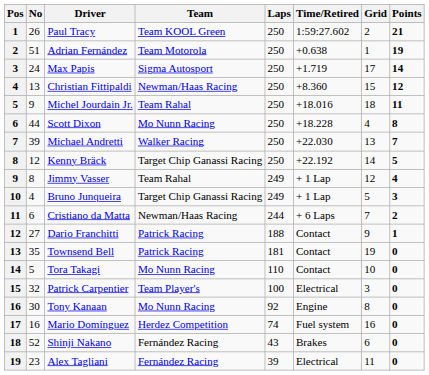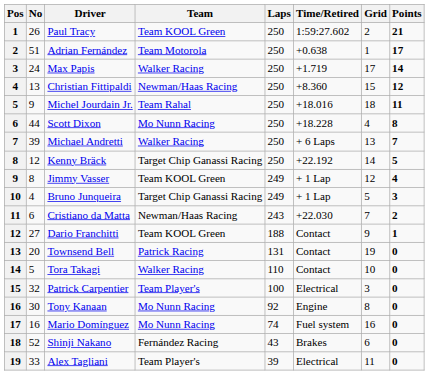(398, 50) 19 -> (398, 50) 17
(175, 68) Sigma Autosport -> (171, 68) Walker Racing
(314, 141) +22.030 -> (315, 141) + 6 Laps
(164, 178) Team Rahal -> (182, 178) Team KOOL Green
(276, 215) 244 -> (276, 215) 243
(315, 215) + 6 Laps -> (314, 215) +22.030
(171, 233) Patrick Racing -> (182, 233) Team KOOL Green
(34, 251) 35 -> (34, 251) 20
(276, 251) 181 -> (276, 251) 131
(176, 269) Mo Nunn Racing -> (171, 269) Walker Racing
(183, 324) Herdez Competition -> (176, 324) Mo Nunn Racing
(34, 361) 23 -> (34, 361) 33
(178, 361) Fernández Racing -> (169, 361) Team Player's
